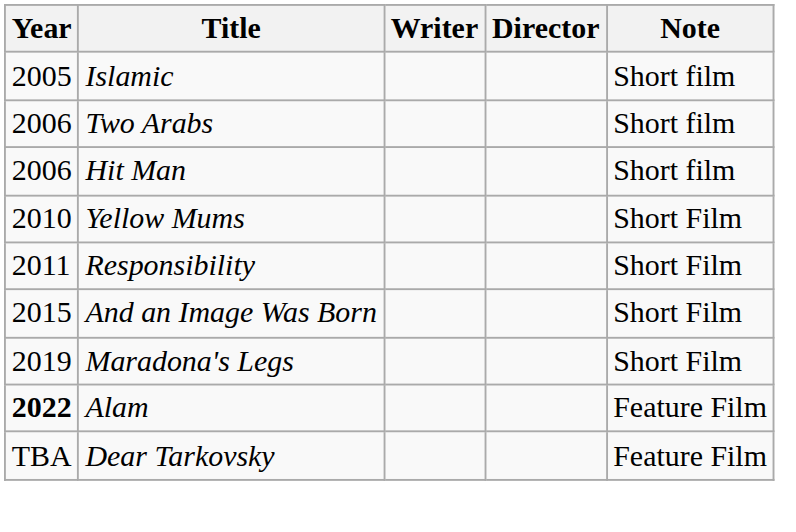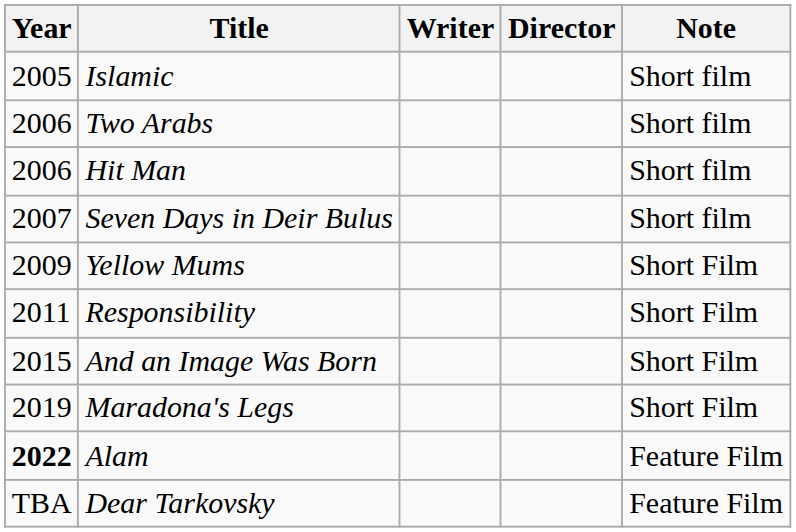+ row: (239, 218)
(42, 218) 2010 -> (42, 265) 2009
